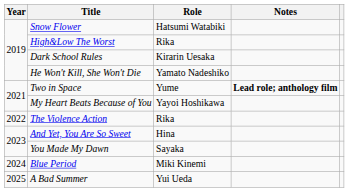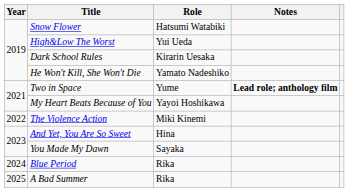(165, 42) Rika -> (174, 42) Yui Ueda
(165, 118) Rika -> (181, 118) Miki Kinemi
(181, 164) Miki Kinemi -> (165, 164) Rika
(174, 179) Yui Ueda -> (165, 179) Rika
